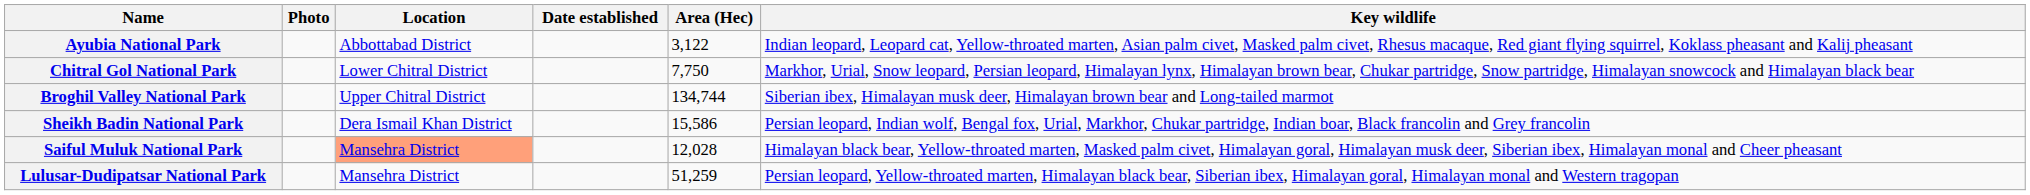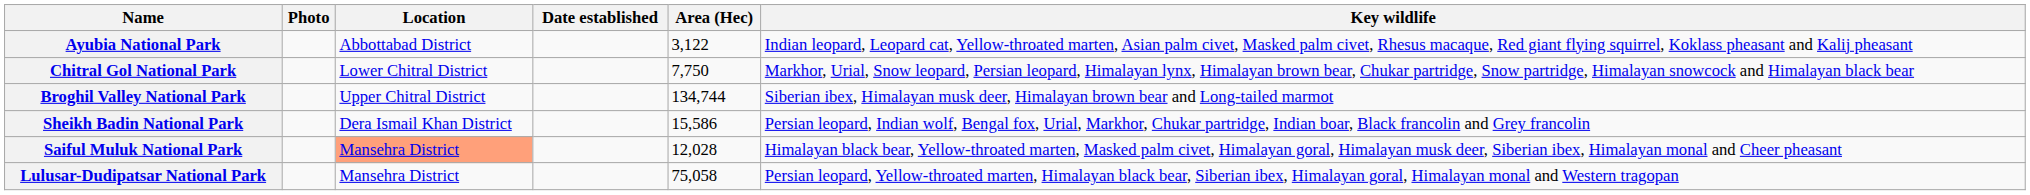(694, 176) 51,259 -> (694, 176) 75,058
